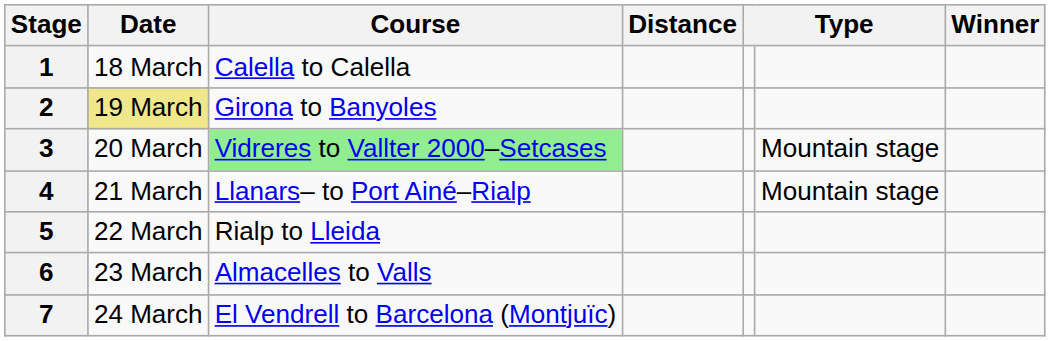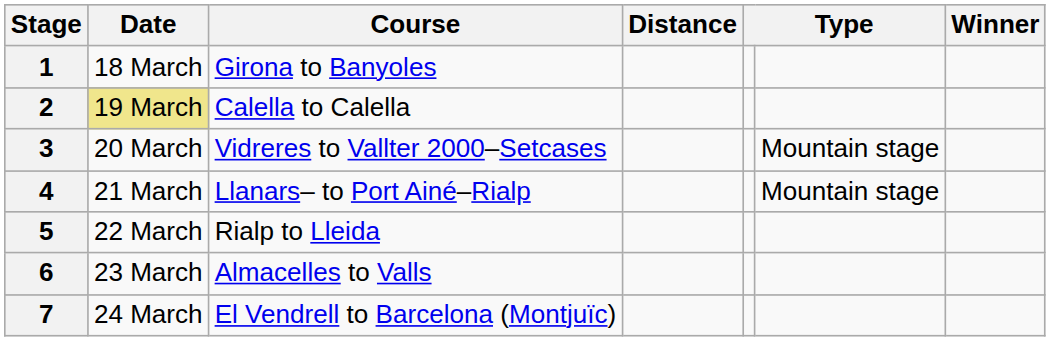(312, 66) Calella to Calella -> (326, 66) Girona to Banyoles
(326, 107) Girona to Banyoles -> (312, 107) Calella to Calella
(411, 149) lightgreen background -> (411, 149) no background
